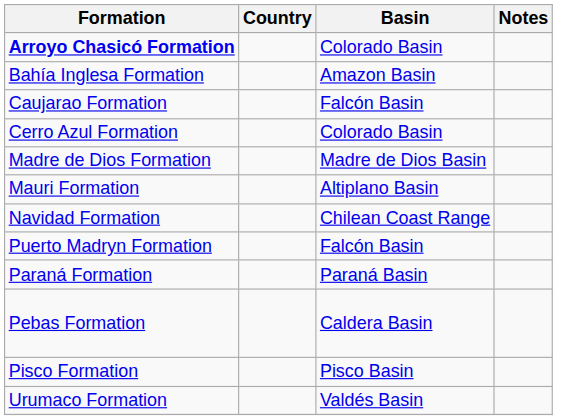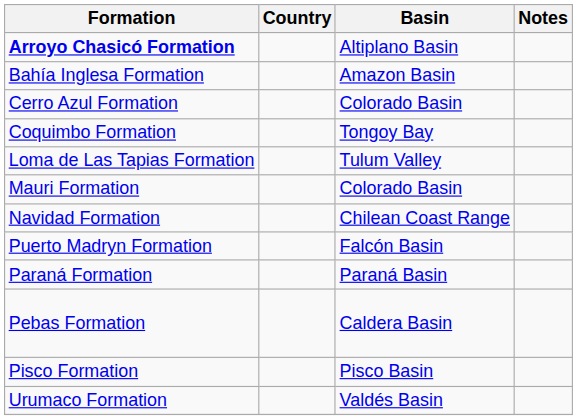(381, 47) Colorado Basin -> (399, 47) Altiplano Basin
- row: (88, 103)
+ row: (92, 132)
+ row: (132, 160)
- row: (110, 160)
(379, 189) Altiplano Basin -> (401, 189) Colorado Basin
